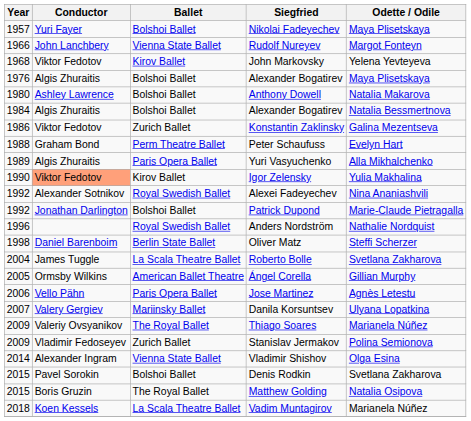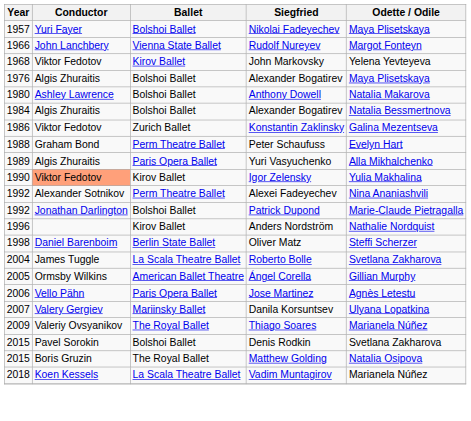(181, 194) Royal Swedish Ballet -> (179, 194) Perm Theatre Ballet
(181, 227) Royal Swedish Ballet -> (159, 227) Kirov Ballet
- row: (18, 342)
- row: (18, 359)
